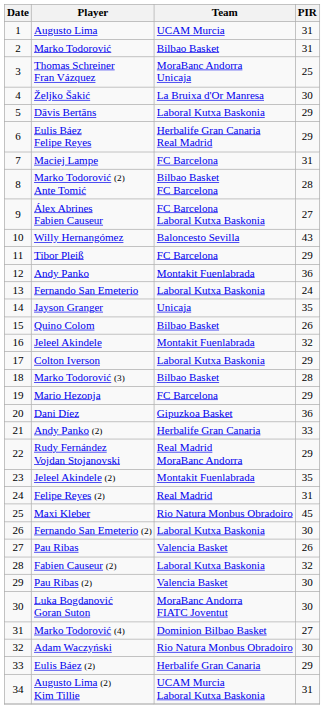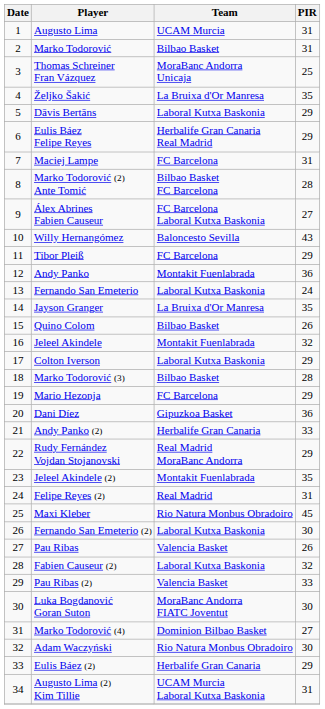(307, 95) 30 -> (307, 95) 35
(174, 308) Unicaja -> (210, 308) La Bruixa d'Or Manresa
(307, 583) 30 -> (307, 583) 33
